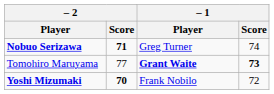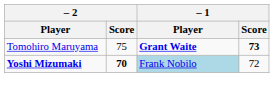- row: (44, 47)
(122, 64) 77 -> (122, 47) 75
(168, 81) no background -> (168, 64) lightblue background
